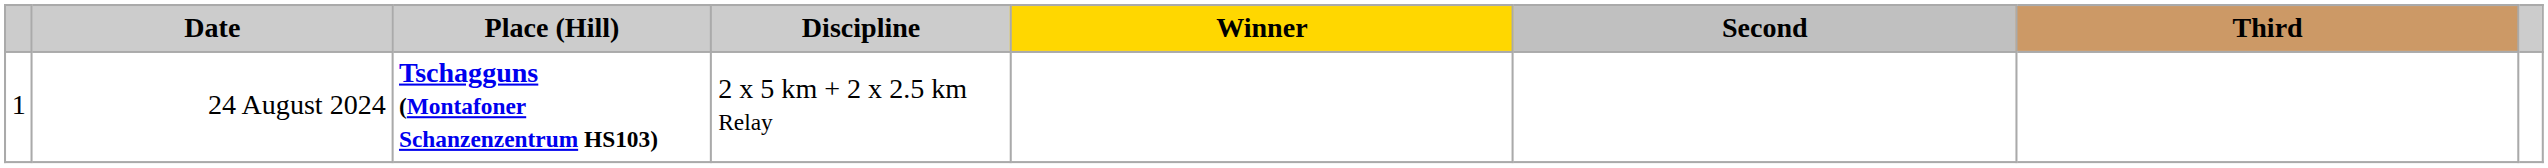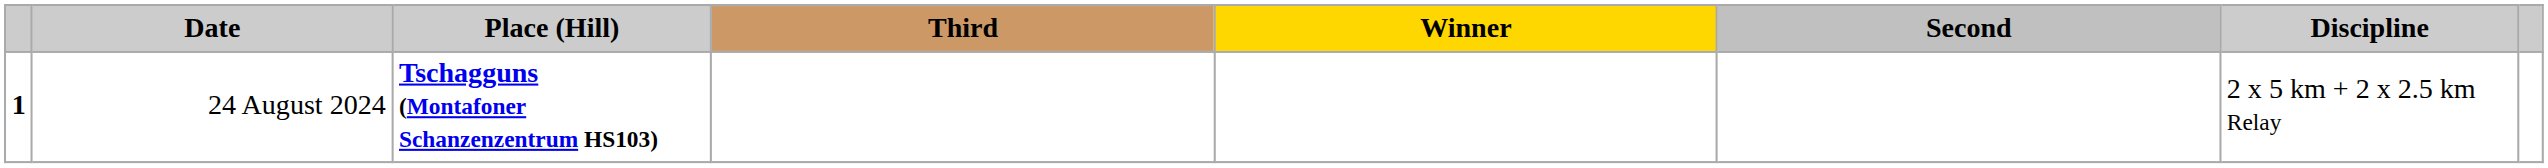columns swapped: (861, 27) <-> (2268, 27)
(19, 105) normal -> (19, 105) bold
